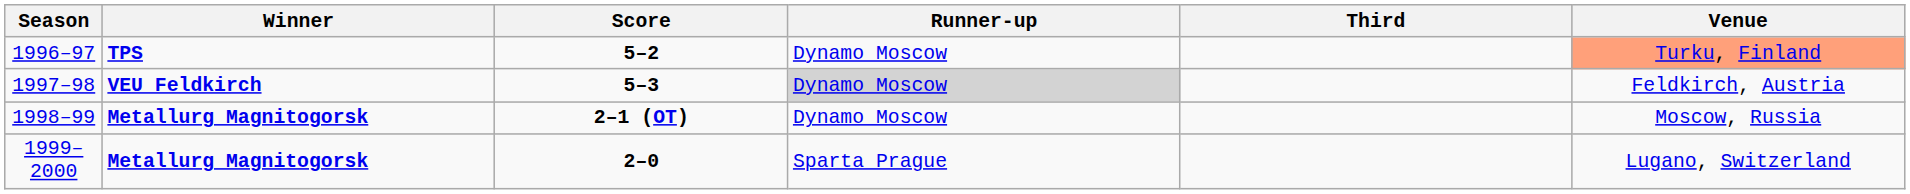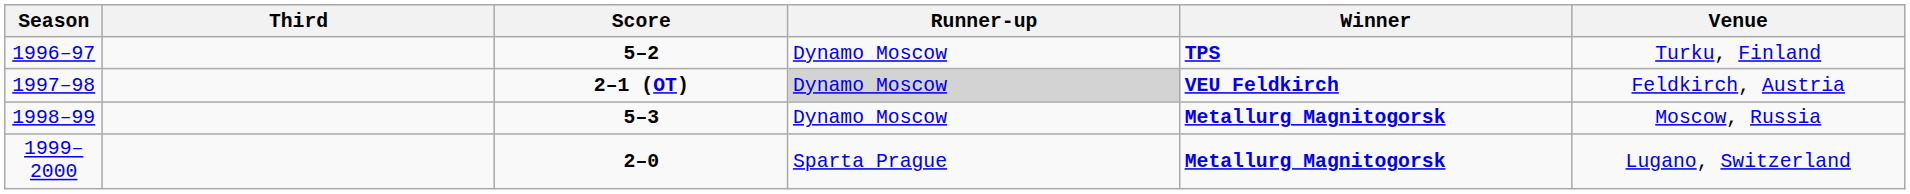columns swapped: (299, 21) <-> (1376, 21)
(1738, 53) lightsalmon background -> (1738, 53) no background
(641, 85) 5–3 -> (641, 85) 2–1 (OT)
(641, 117) 2–1 (OT) -> (641, 117) 5–3
